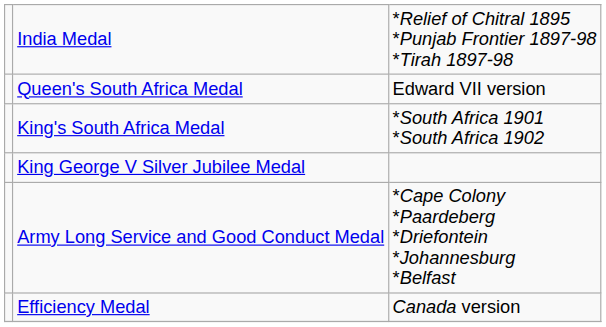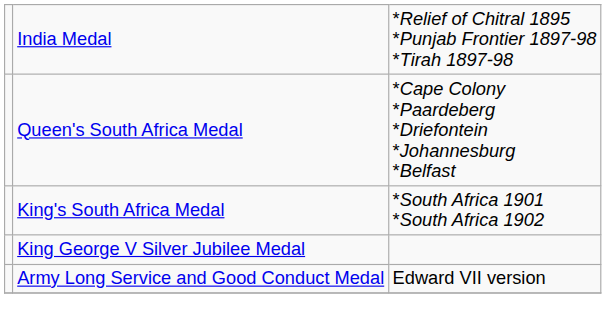(469, 88) Edward VII version -> (454, 129) *Cape Colony *Paardeberg *Driefontein *Johannesburg *Belfast
(454, 237) *Cape Colony *Paardeberg *Driefontein *Johannesburg *Belfast -> (469, 278) Edward VII version
- row: (83, 307)
